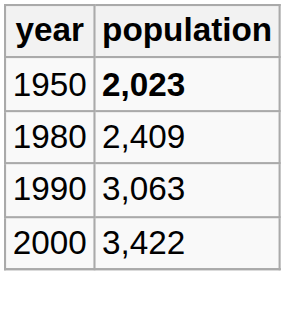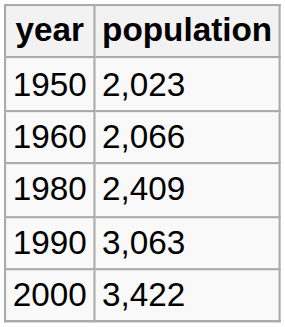(144, 83) bold -> (144, 83) normal
+ row: (50, 136)
